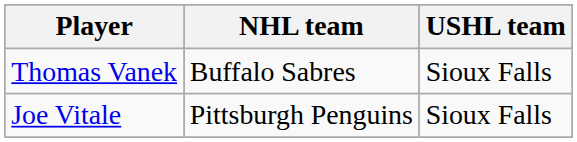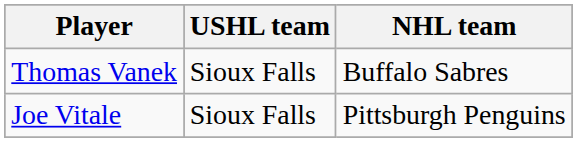columns swapped: (496, 26) <-> (301, 26)
